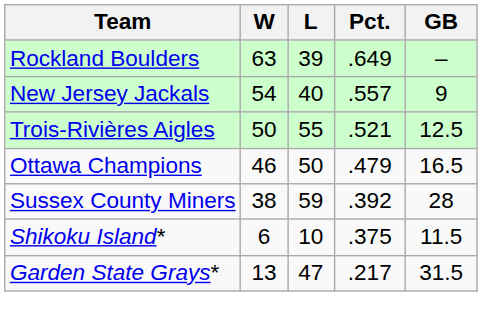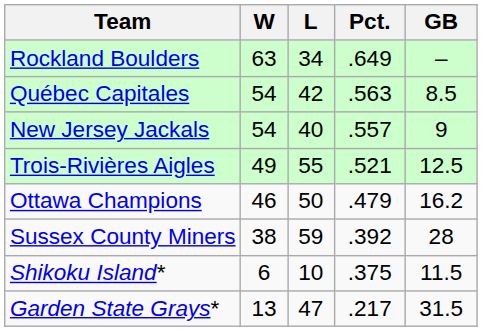(311, 58) 39 -> (311, 58) 34
+ row: (100, 93)
(264, 129) 50 -> (264, 165) 49
(441, 165) 16.5 -> (441, 201) 16.2
